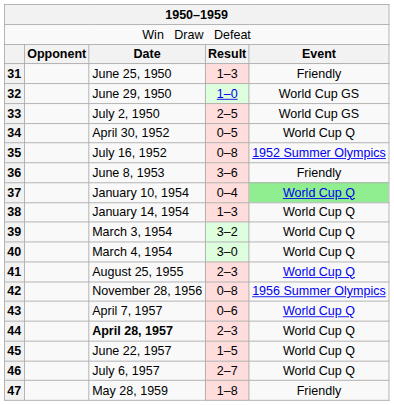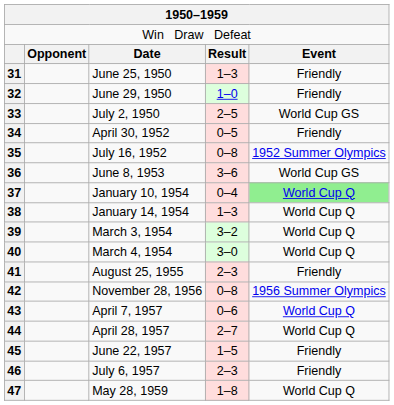(319, 94) World Cup GS -> (319, 94) Friendly
(319, 133) World Cup Q -> (319, 133) Friendly
(319, 173) Friendly -> (319, 173) World Cup GS
(319, 272) World Cup Q -> (319, 272) Friendly
(133, 331) bold -> (131, 331) normal
(227, 331) 2–3 -> (227, 331) 2–7
(319, 351) World Cup Q -> (319, 351) Friendly
(227, 371) 2–7 -> (227, 371) 2–3
(319, 371) World Cup Q -> (319, 371) Friendly
(319, 391) Friendly -> (319, 391) World Cup Q
